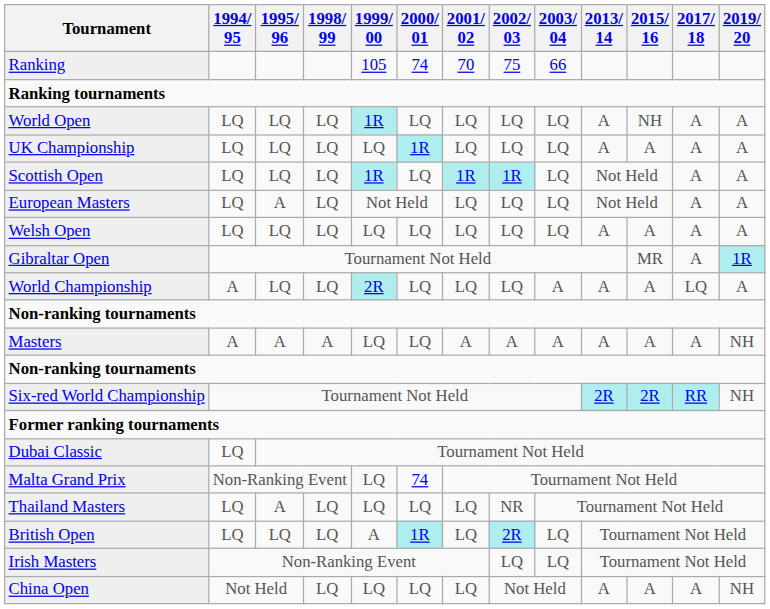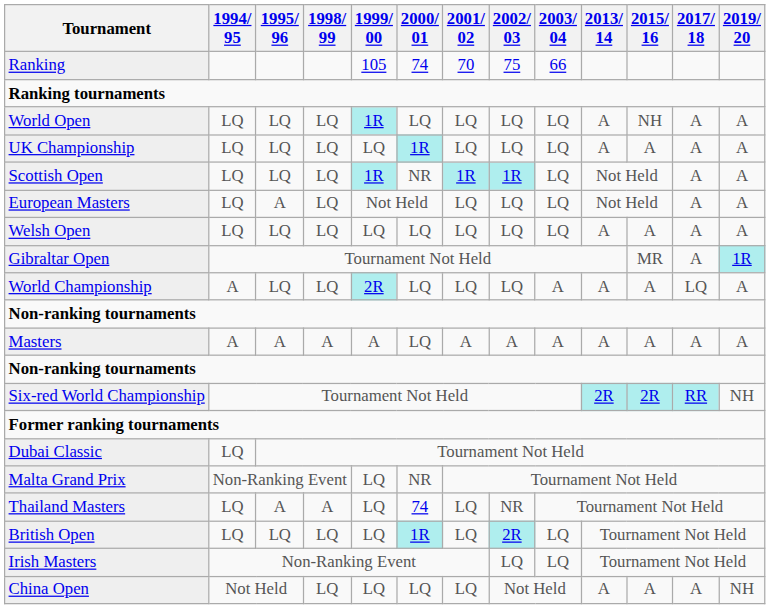(420, 175) LQ -> (420, 175) NR
(374, 341) LQ -> (374, 341) A
(742, 341) NH -> (742, 341) A
(420, 479) 74 -> (420, 479) NR
(327, 506) LQ -> (327, 506) A
(420, 506) LQ -> (420, 506) 74
(374, 534) A -> (374, 534) LQ
